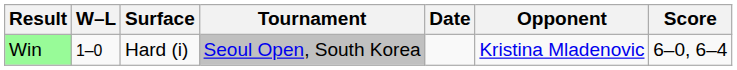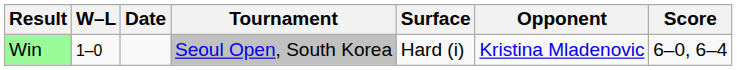columns swapped: (450, 19) <-> (160, 19)
